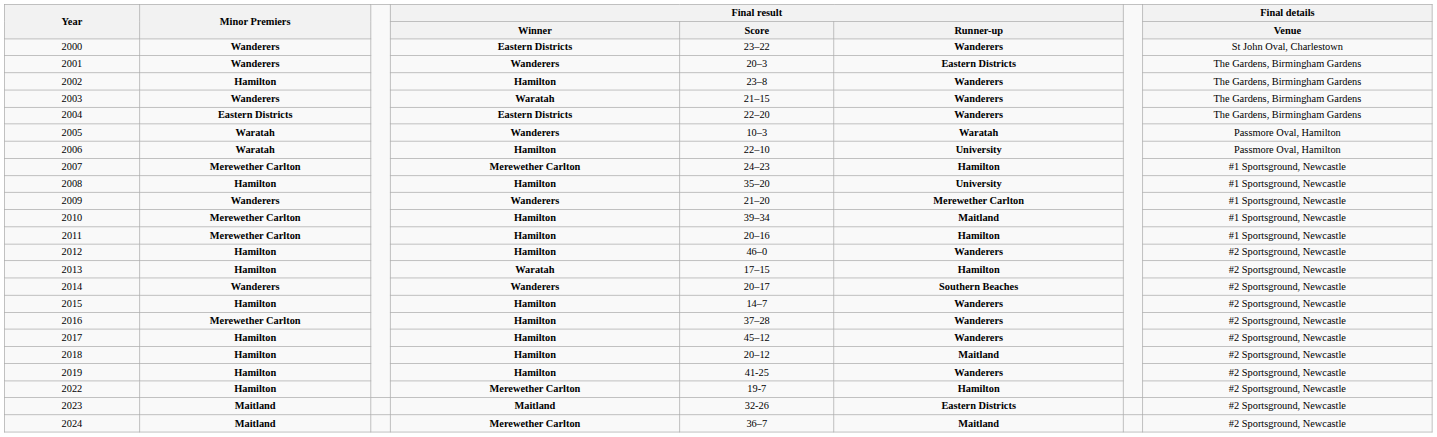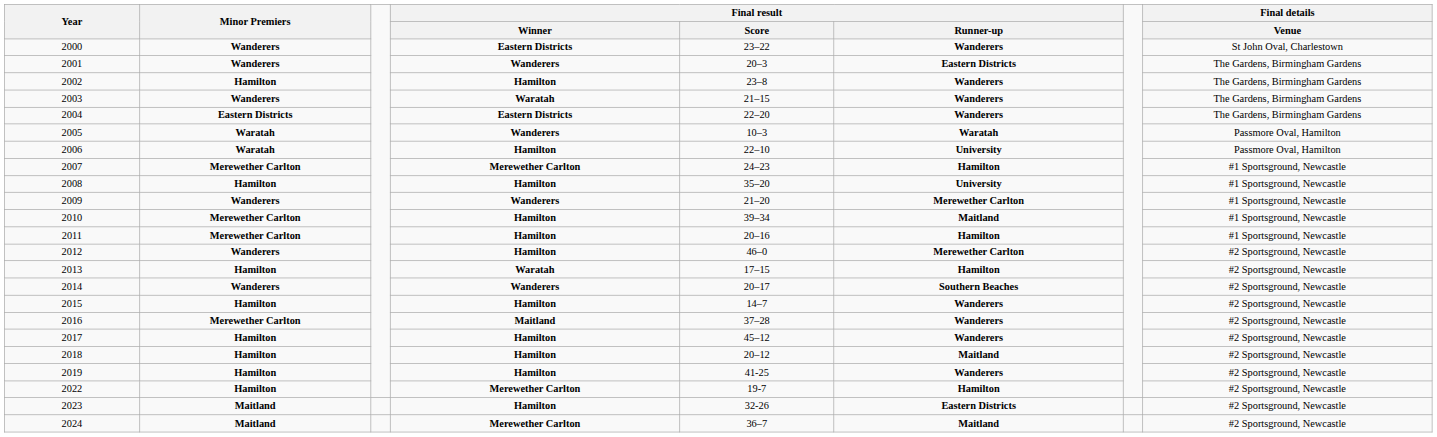(255, 252) Hamilton -> (255, 252) Wanderers
(979, 252) Wanderers -> (979, 252) Merewether Carlton
(535, 321) Hamilton -> (535, 321) Maitland
(535, 406) Maitland -> (535, 406) Hamilton
